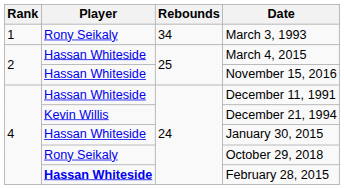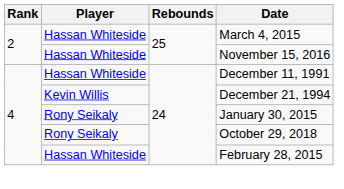- row: (266, 34)
(95, 134) Hassan Whiteside -> (81, 114) Rony Seikaly
(98, 174) bold -> (95, 154) normal
